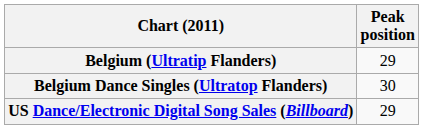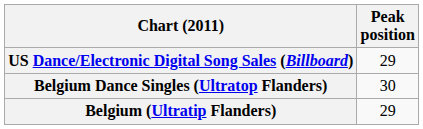rows swapped: (181, 60) <-> (181, 111)
